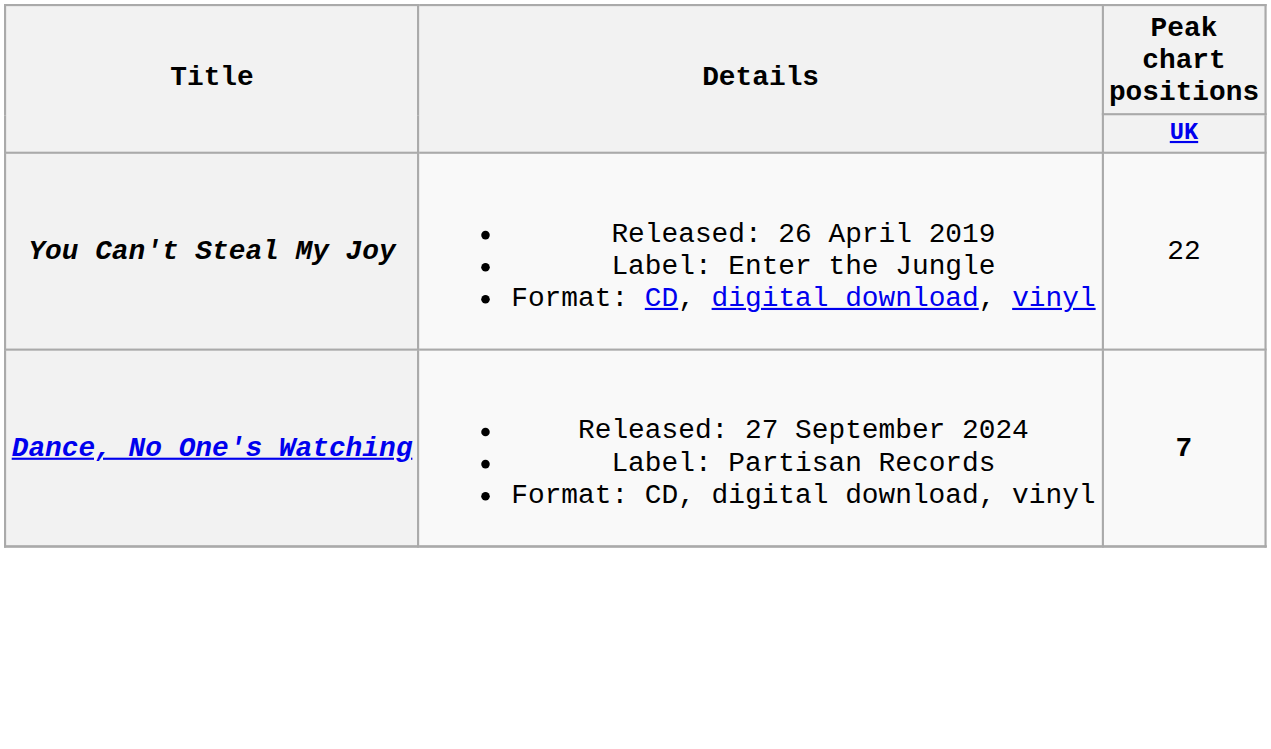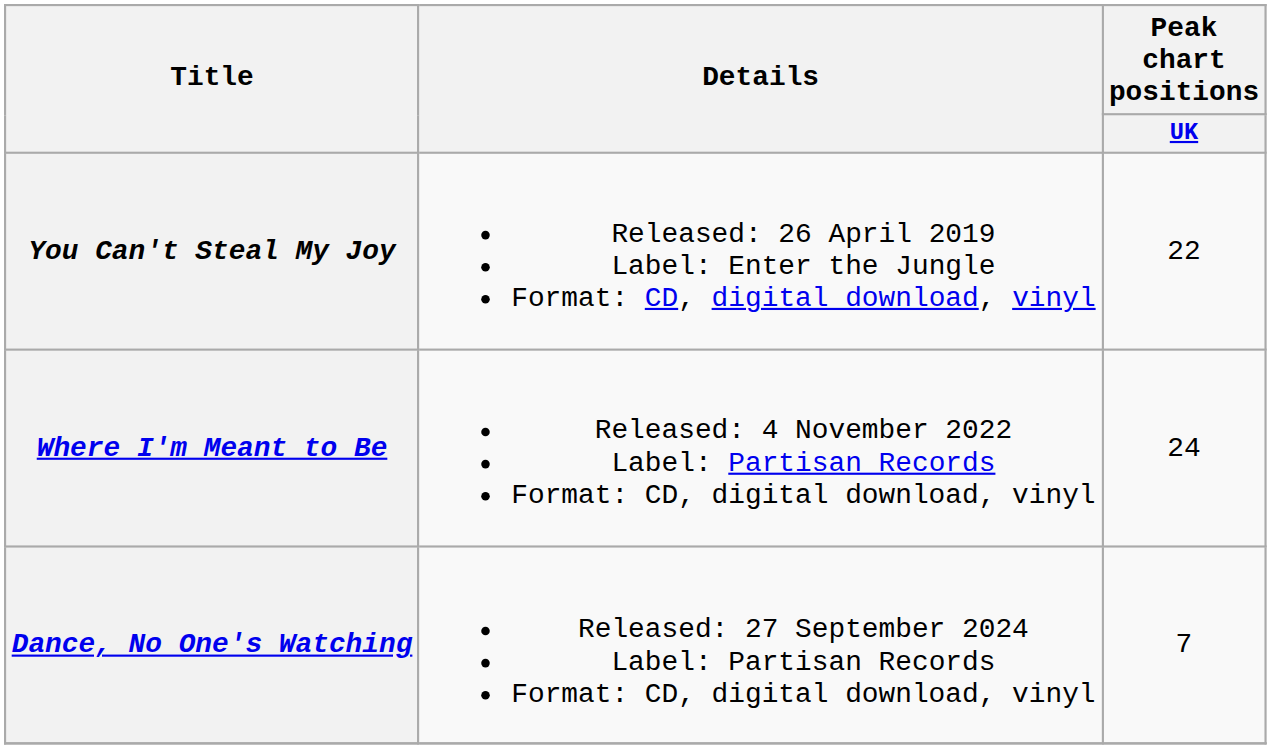+ row: (212, 448)
(1184, 448) bold -> (1184, 645) normal
